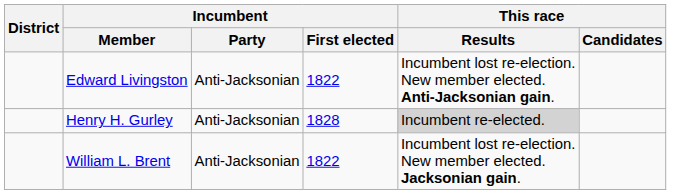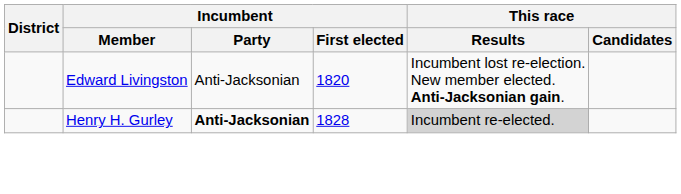(323, 80) 1822 -> (333, 80) 1820
(247, 120) normal -> (252, 120) bold
- row: (118, 160)
